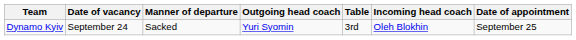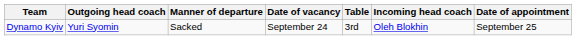columns swapped: (291, 12) <-> (104, 12)
